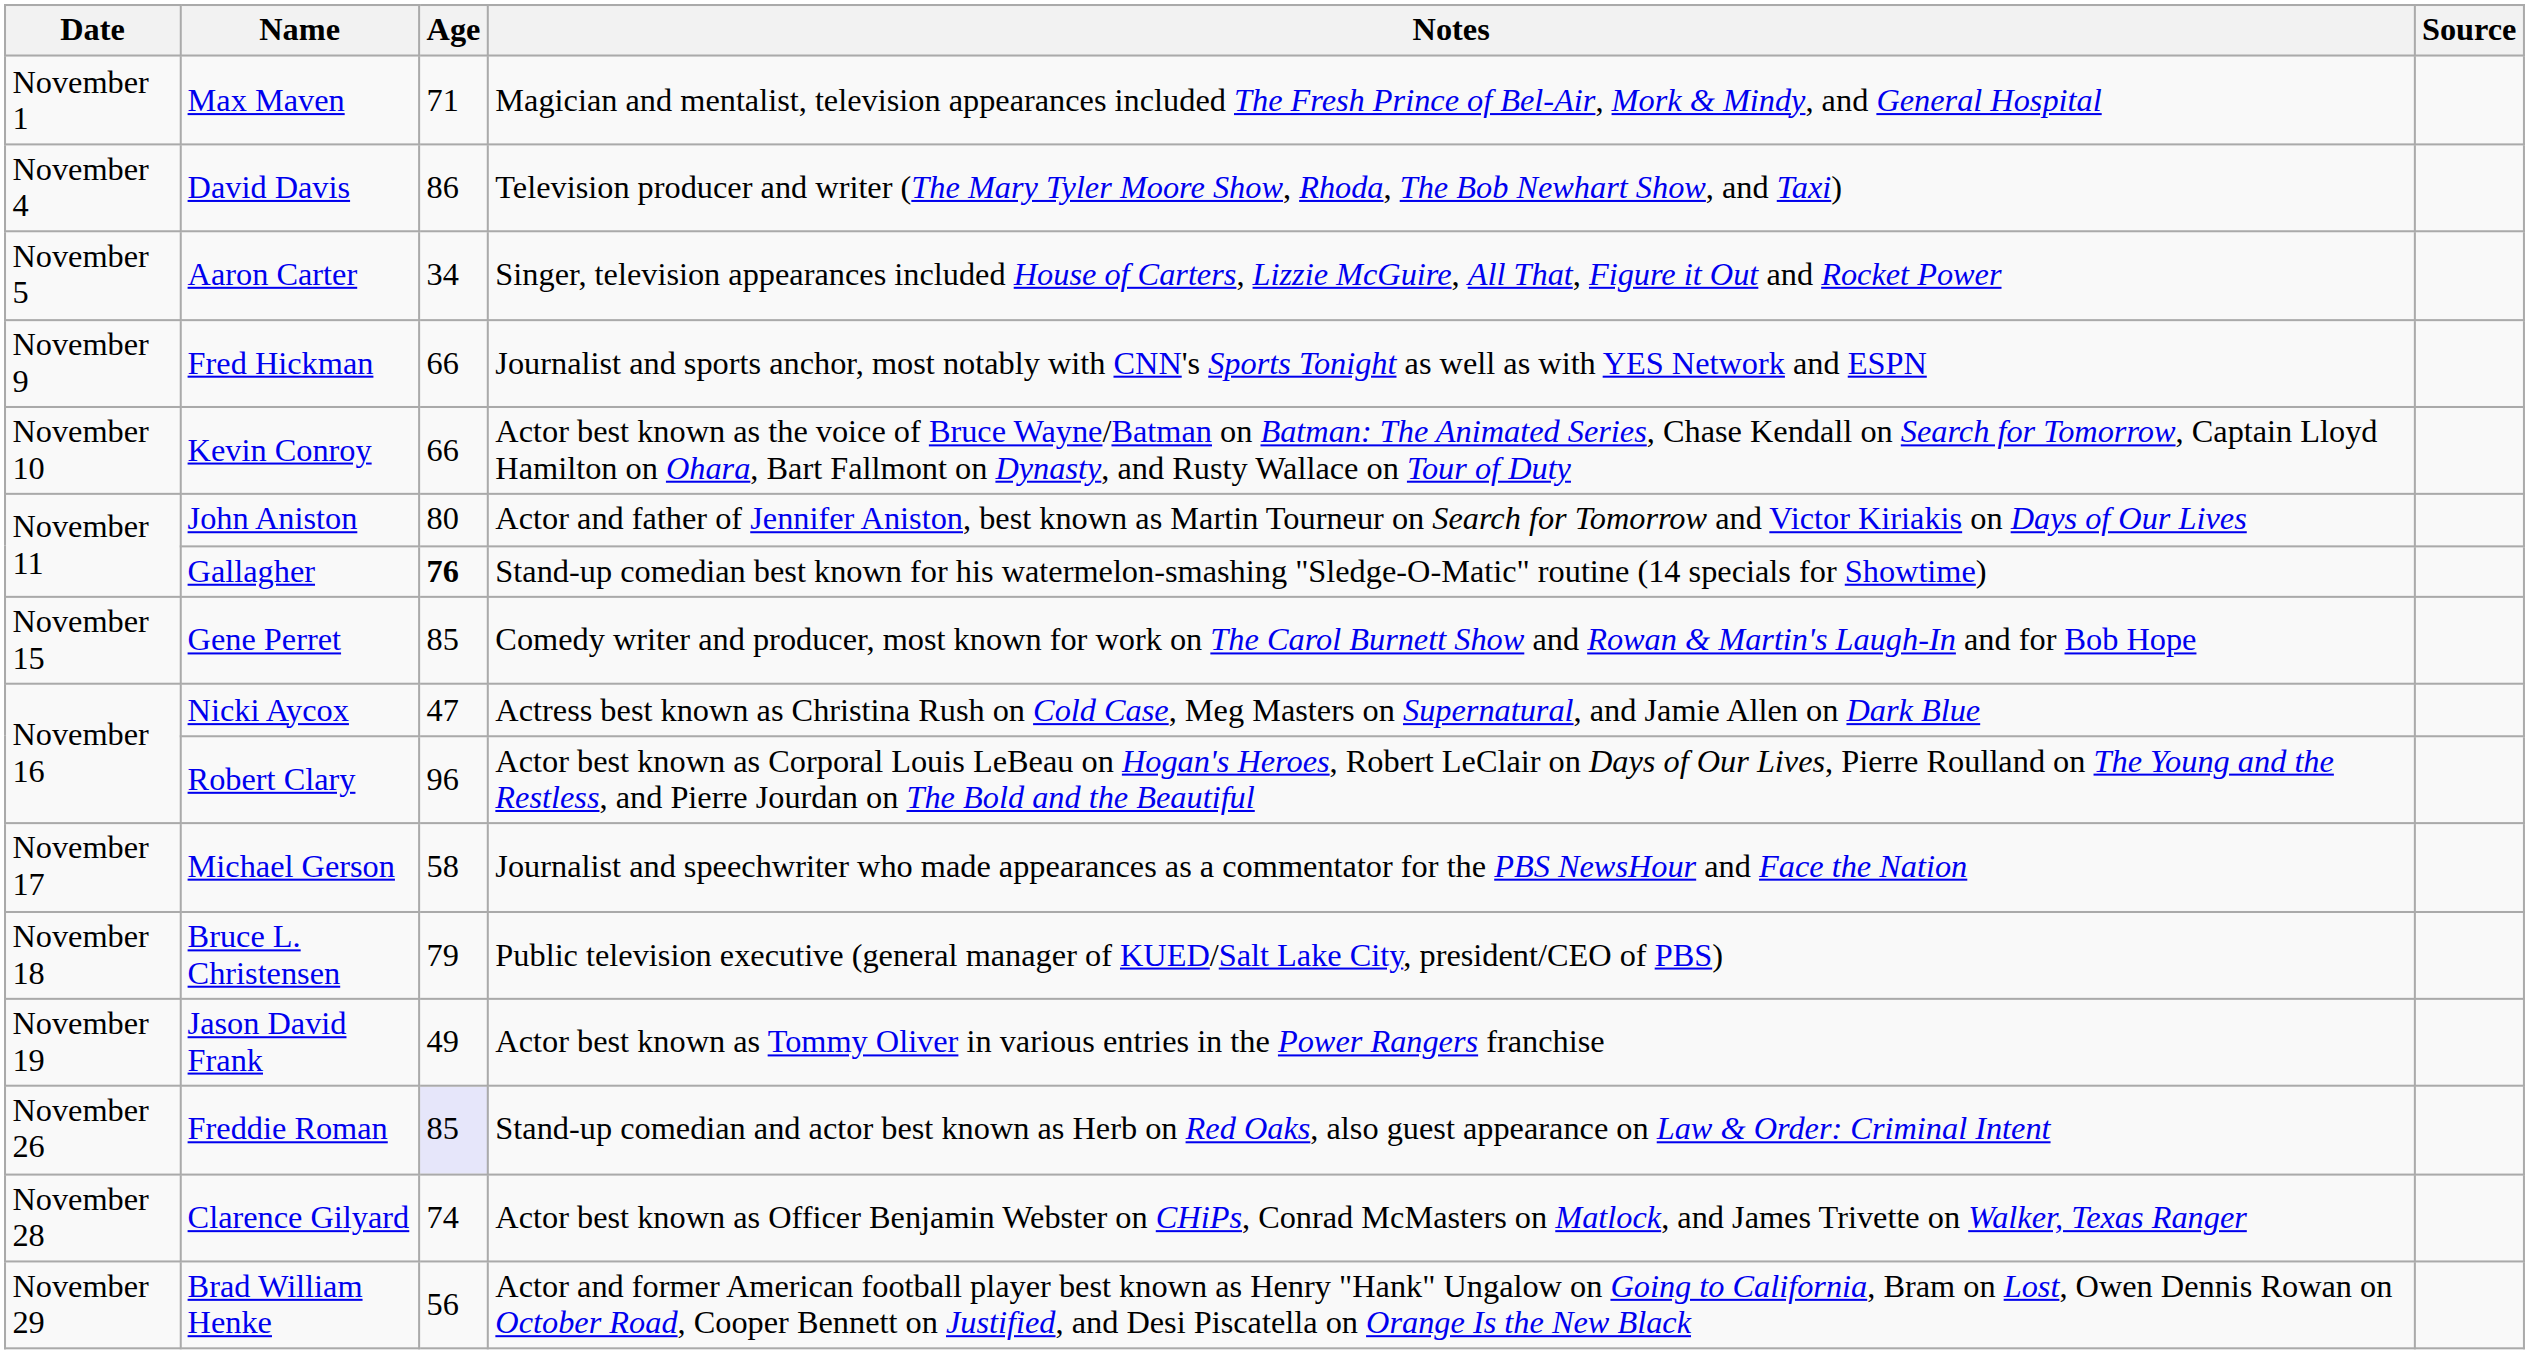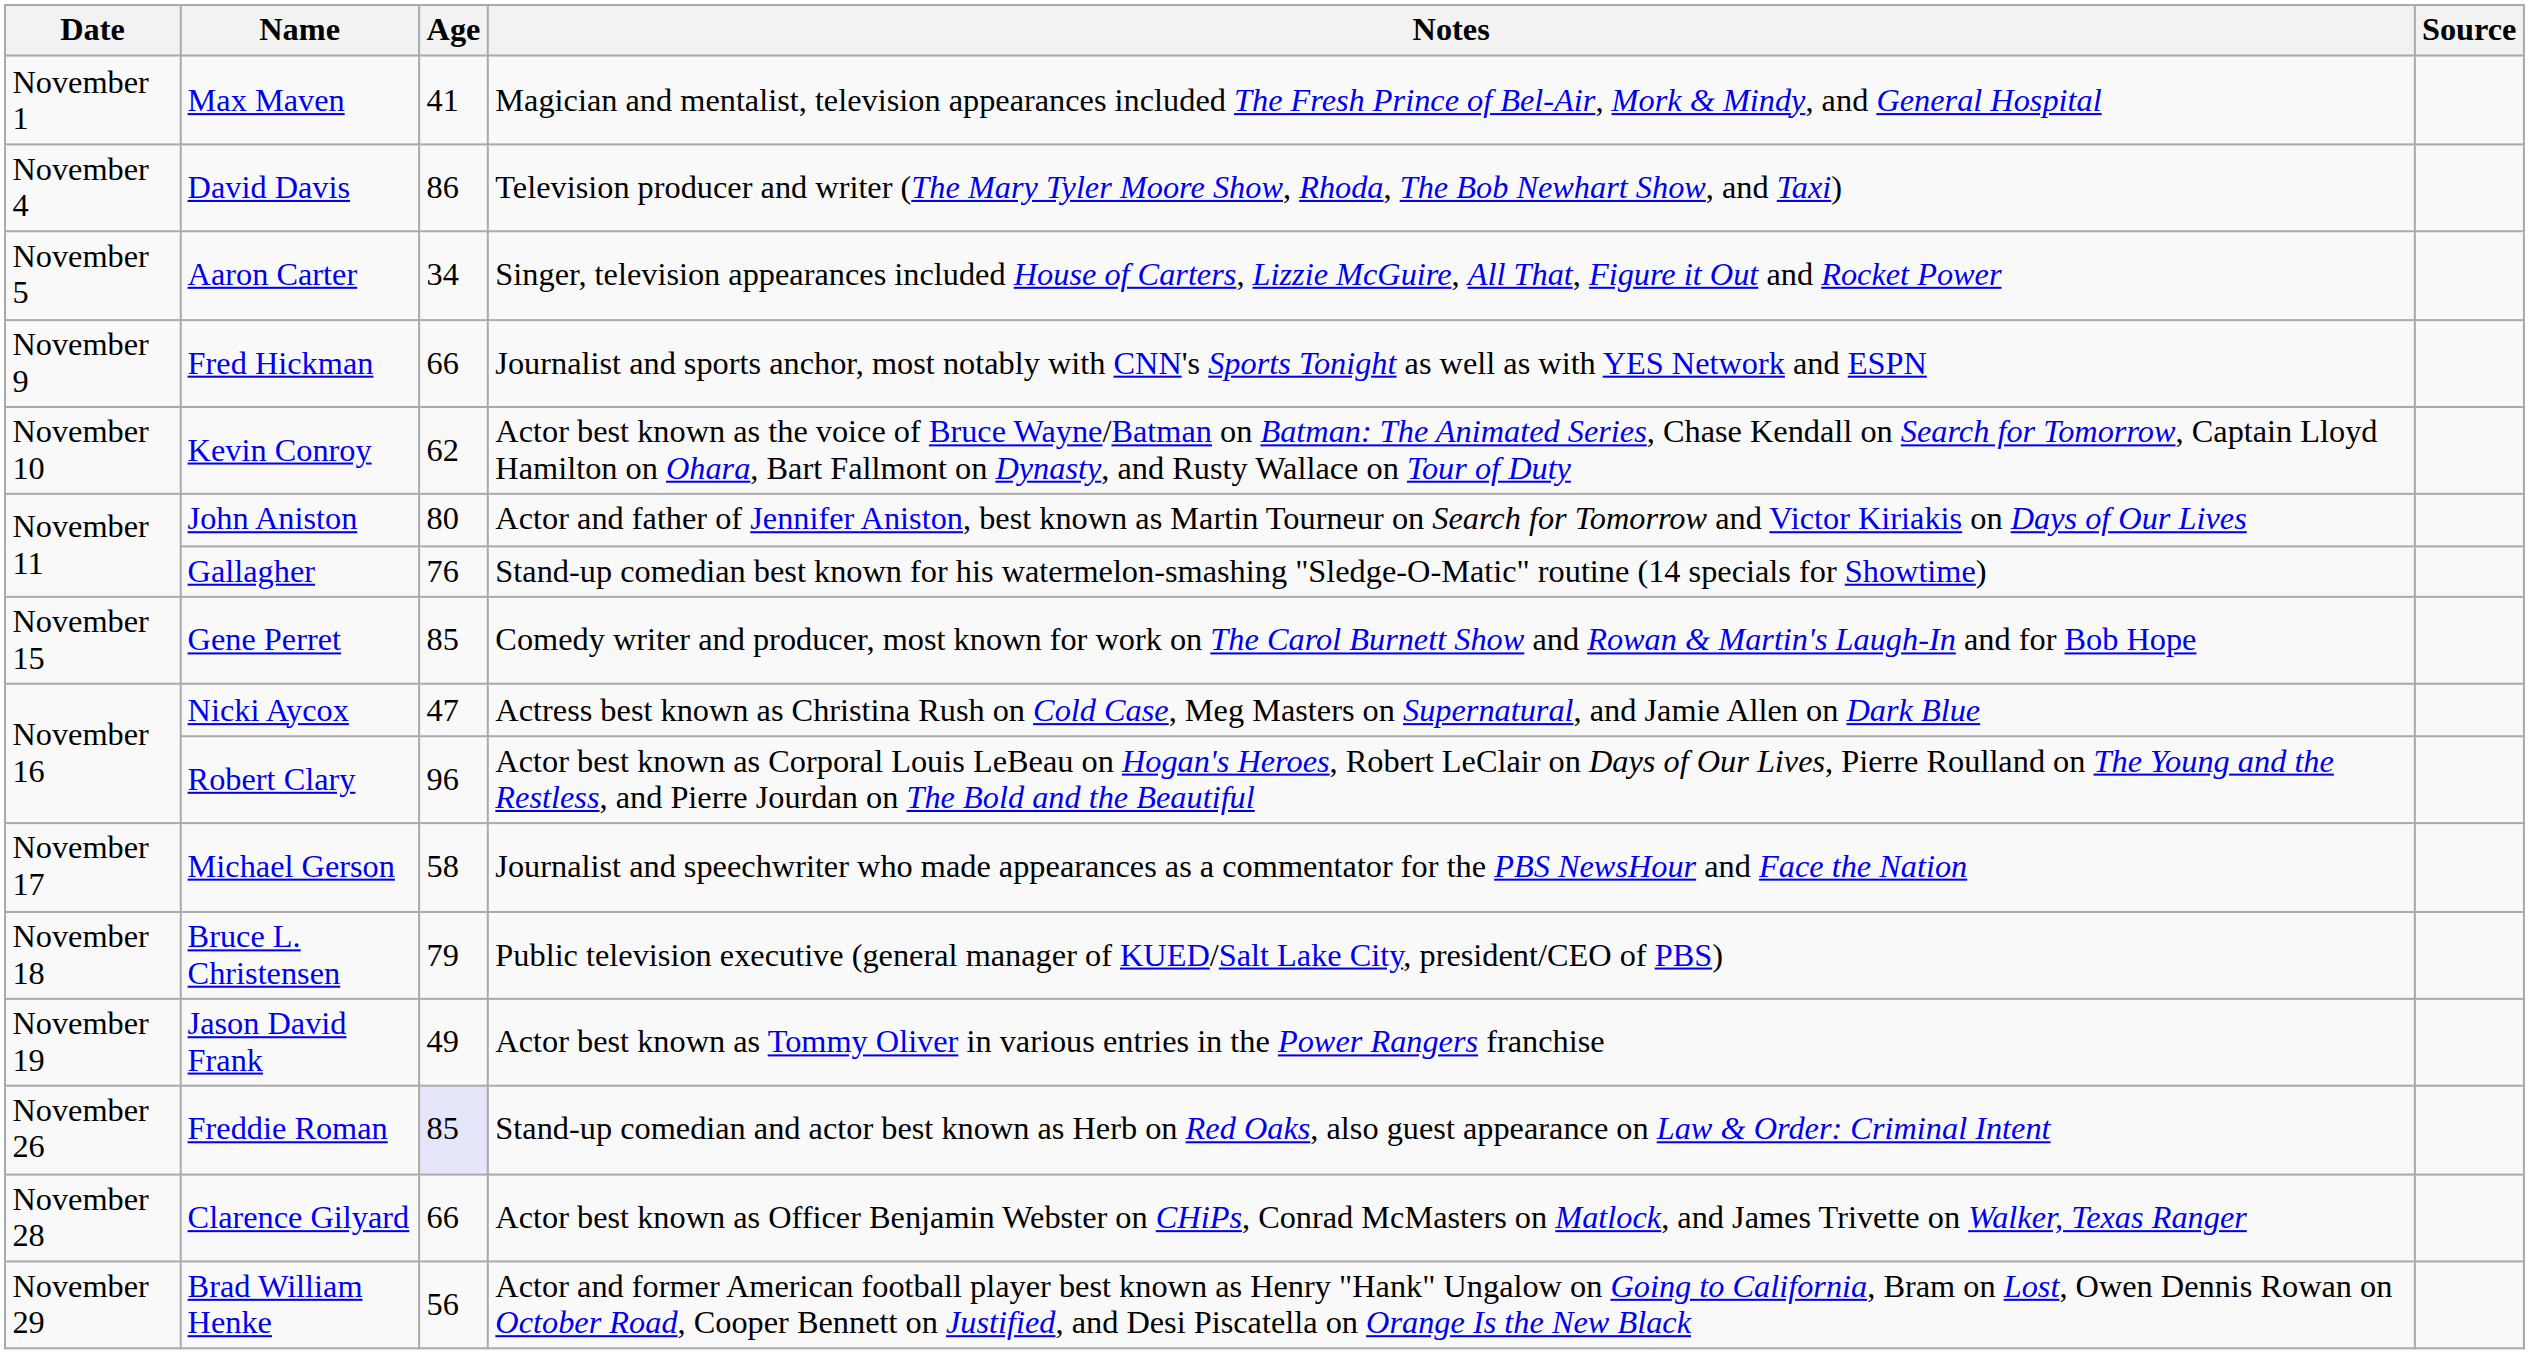(443, 99) 71 -> (443, 99) 41
(443, 450) 66 -> (443, 450) 62
(443, 570) bold -> (443, 570) normal
(443, 1217) 74 -> (443, 1217) 66
